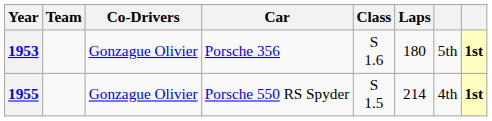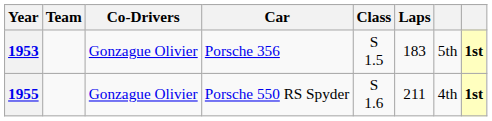(374, 51) S 1.6 -> (374, 51) S 1.5
(415, 51) 180 -> (415, 51) 183
(374, 94) S 1.5 -> (374, 94) S 1.6
(415, 94) 214 -> (415, 94) 211
